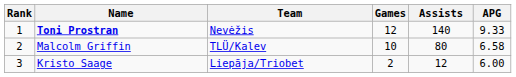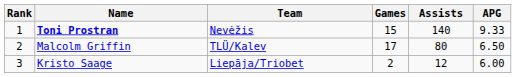(390, 30) 12 -> (390, 30) 15
(390, 47) 10 -> (390, 47) 17
(492, 47) 6.58 -> (492, 47) 6.50
